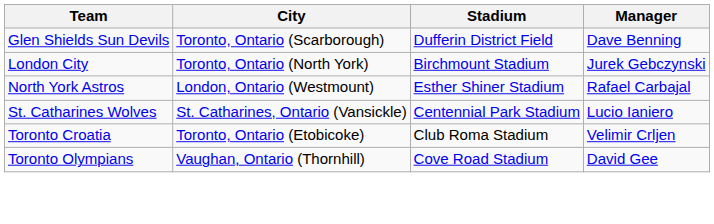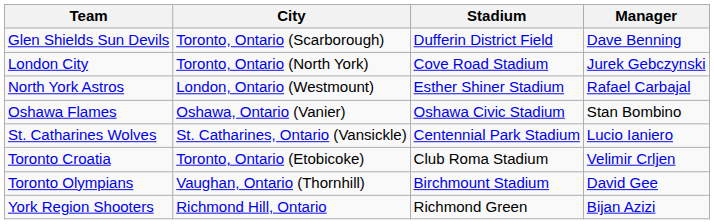(481, 64) Birchmount Stadium -> (481, 64) Cove Road Stadium
+ row: (62, 111)
(481, 159) Cove Road Stadium -> (481, 183) Birchmount Stadium
+ row: (81, 207)
